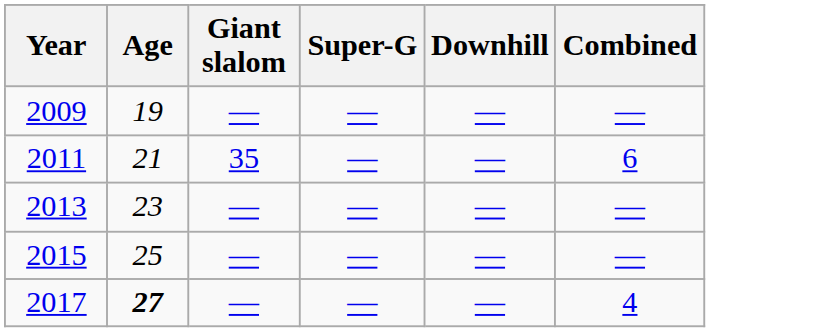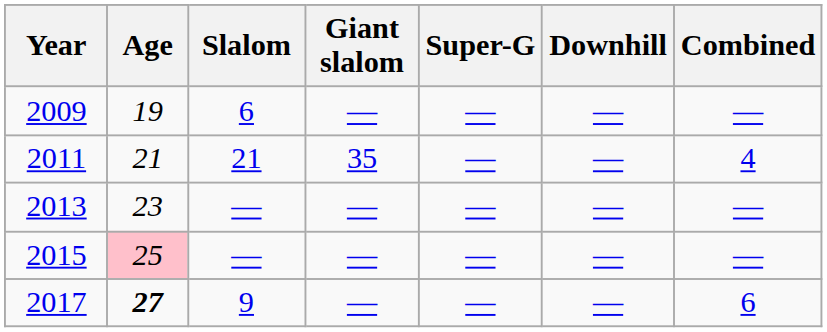+ column: (246, 45)
(630, 158) 6 -> (748, 158) 4
(148, 254) no background -> (148, 254) pink background
(630, 302) 4 -> (748, 302) 6
